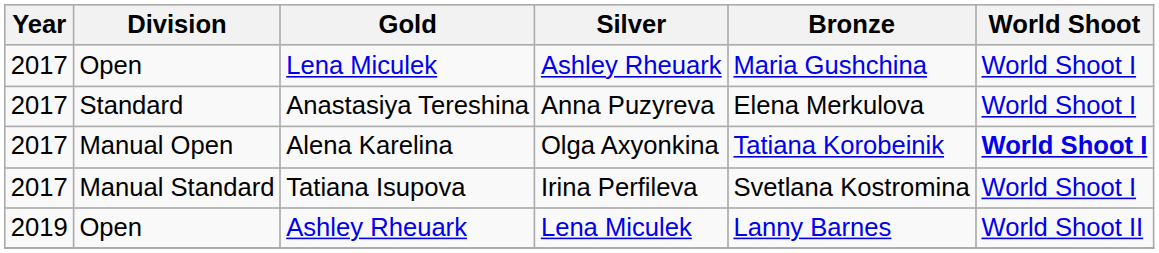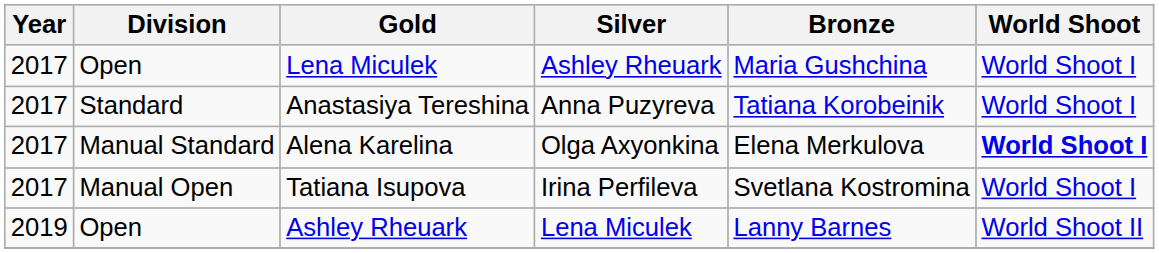(829, 106) Elena Merkulova -> (839, 106) Tatiana Korobeinik
(156, 146) Manual Open -> (177, 146) Manual Standard
(839, 146) Tatiana Korobeinik -> (829, 146) Elena Merkulova
(177, 187) Manual Standard -> (156, 187) Manual Open
